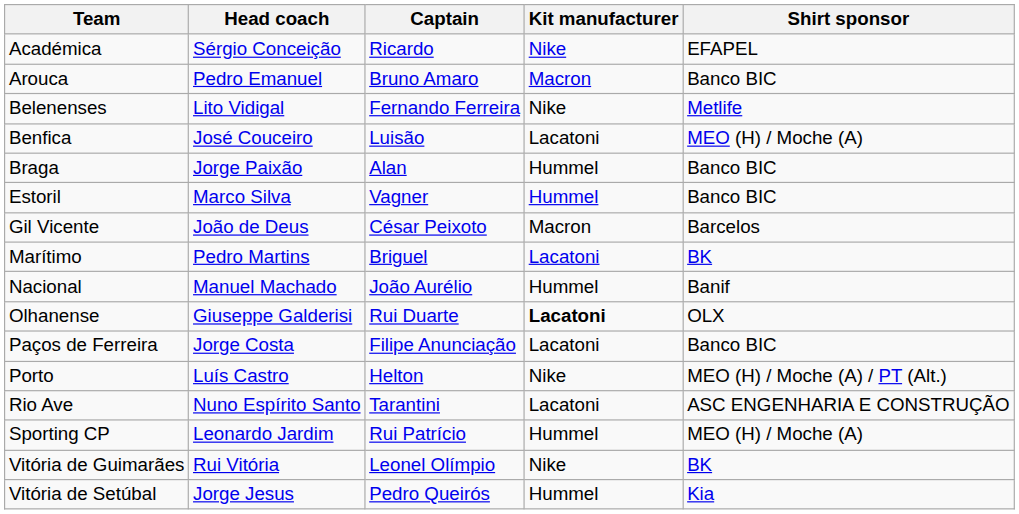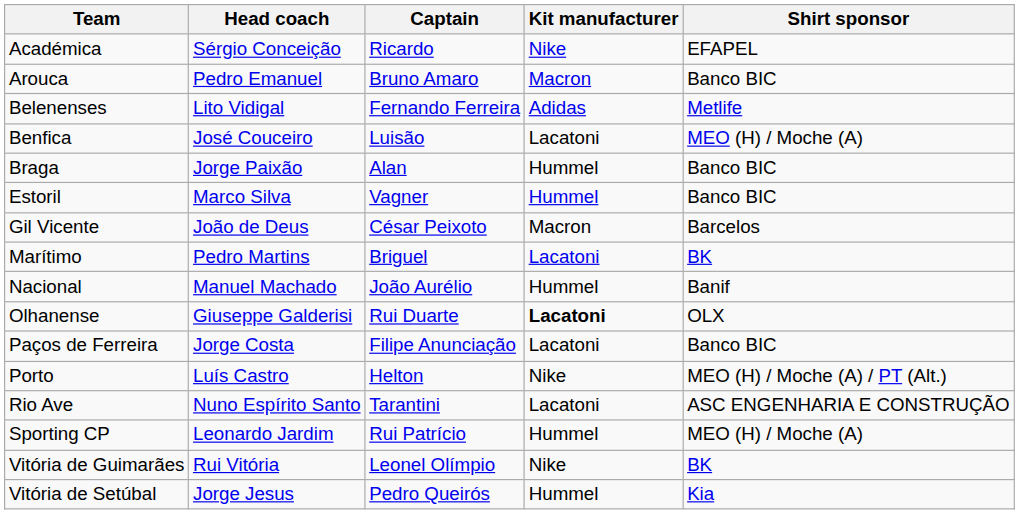(547, 108) Nike -> (557, 108) Adidas
